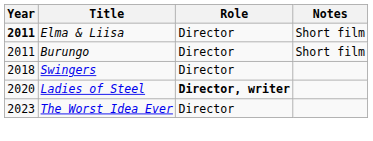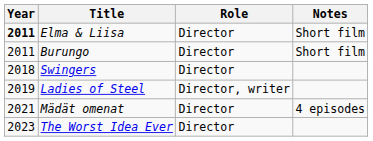(21, 89) 2020 -> (21, 89) 2019
(234, 89) bold -> (234, 89) normal
+ row: (82, 108)
